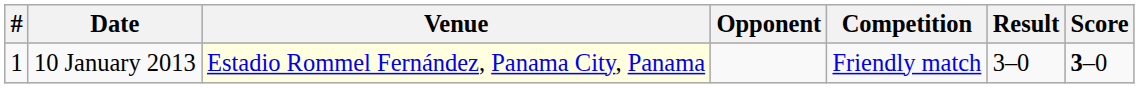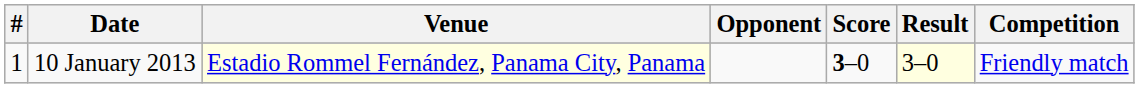columns swapped: (1100, 23) <-> (907, 23)
(1011, 62) no background -> (920, 62) lightyellow background
